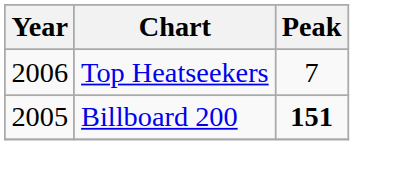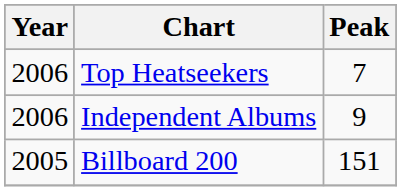+ row: (199, 116)
(312, 116) bold -> (359, 161) normal
